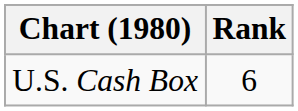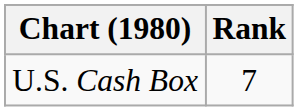(249, 79) 6 -> (249, 79) 7
